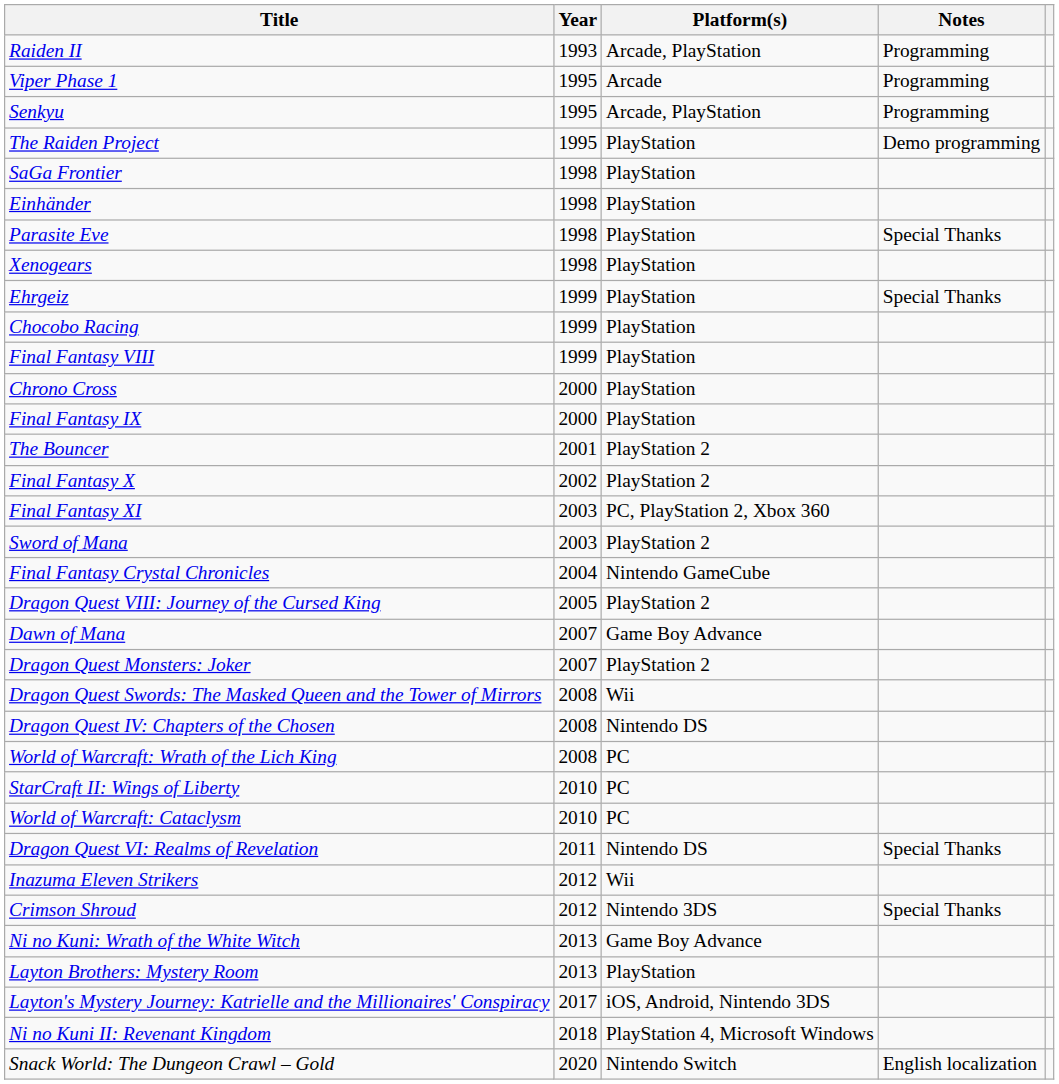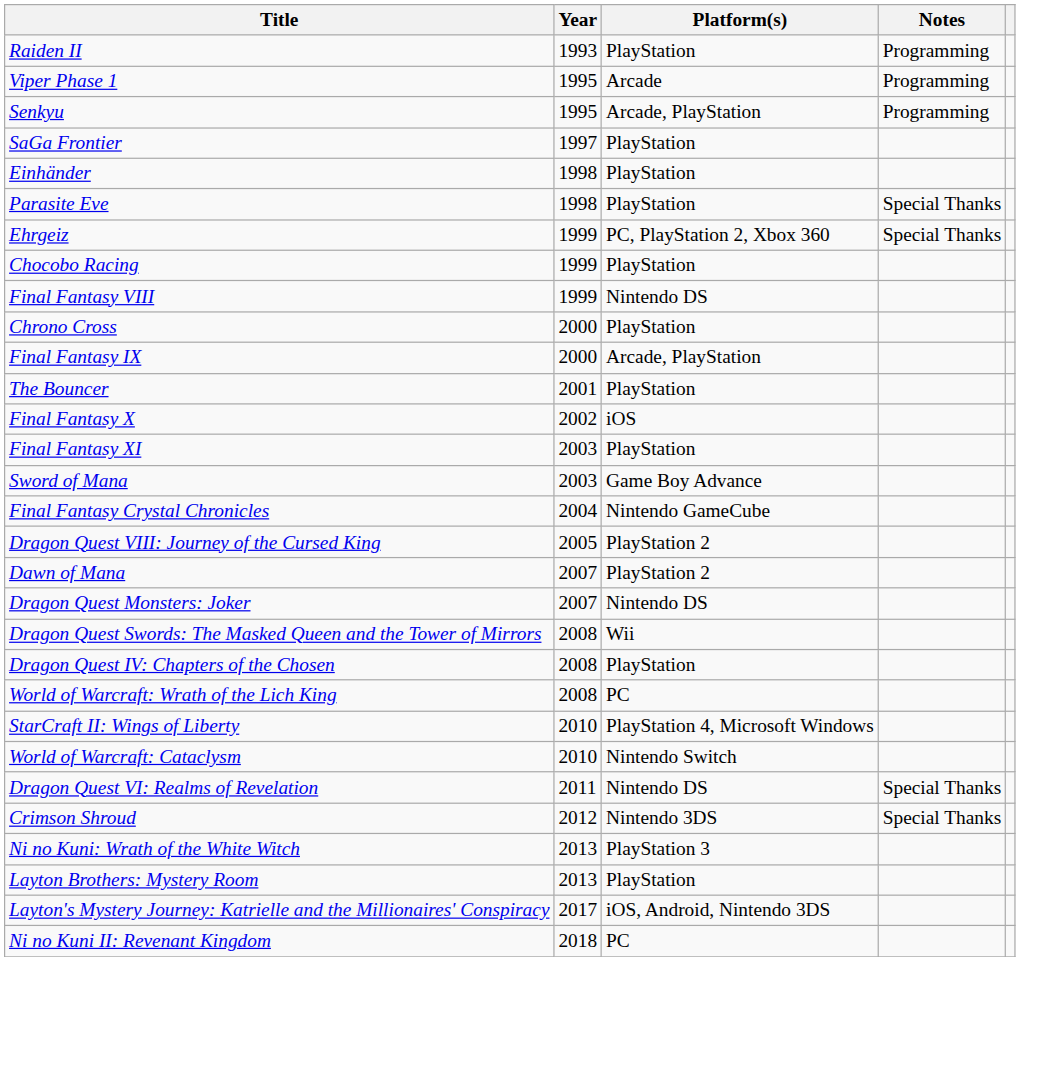(683, 50) Arcade, PlayStation -> (651, 50) PlayStation
- row: (84, 142)
(578, 173) 1998 -> (578, 142) 1997
- row: (50, 265)
(651, 296) PlayStation -> (718, 234) PC, PlayStation 2, Xbox 360
(651, 357) PlayStation -> (657, 296) Nintendo DS
(651, 419) PlayStation -> (683, 357) Arcade, PlayStation
(658, 449) PlayStation 2 -> (651, 388) PlayStation
(658, 480) PlayStation 2 -> (621, 419) iOS
(718, 511) PC, PlayStation 2, Xbox 360 -> (651, 449) PlayStation
(658, 541) PlayStation 2 -> (684, 480) Game Boy Advance
(684, 633) Game Boy Advance -> (658, 572) PlayStation 2
(658, 664) PlayStation 2 -> (657, 603) Nintendo DS
(657, 726) Nintendo DS -> (651, 664) PlayStation
(618, 787) PC -> (740, 726) PlayStation 4, Microsoft Windows
(618, 818) PC -> (671, 756) Nintendo Switch
- row: (104, 879)
(684, 940) Game Boy Advance -> (658, 848) PlayStation 3
(740, 1033) PlayStation 4, Microsoft Windows -> (618, 940) PC
- row: (172, 1063)
